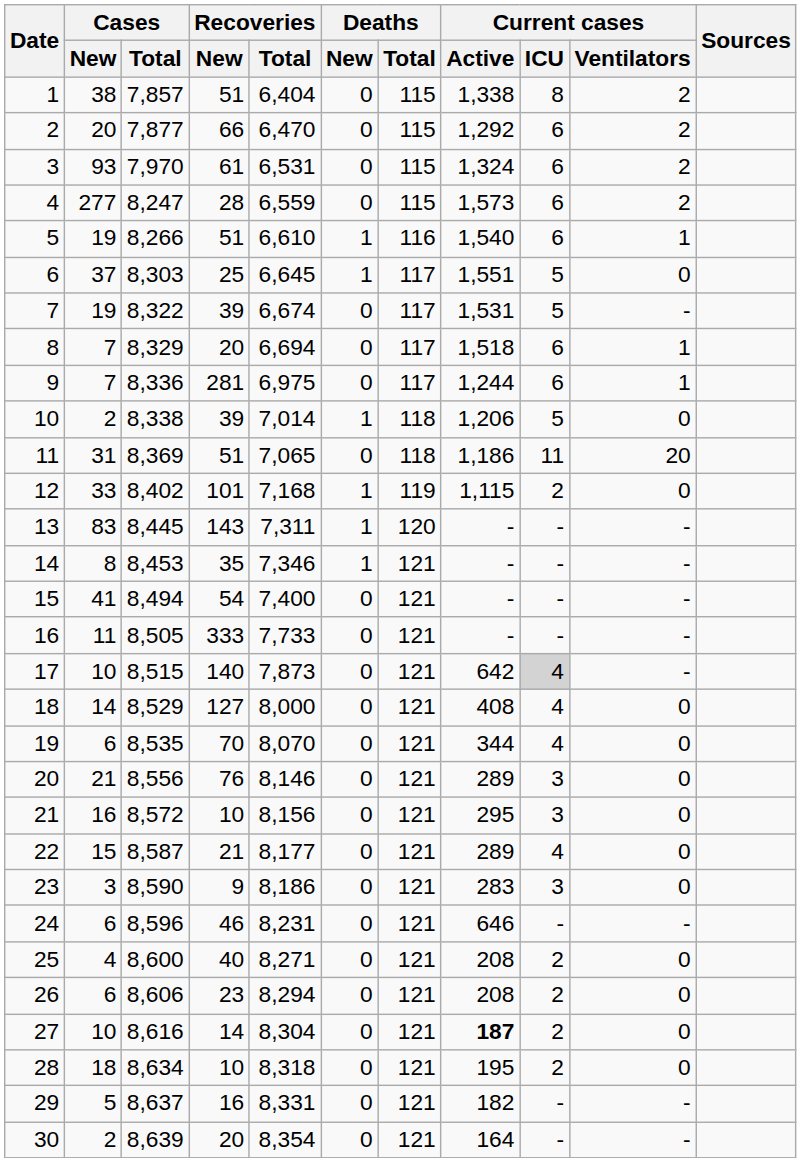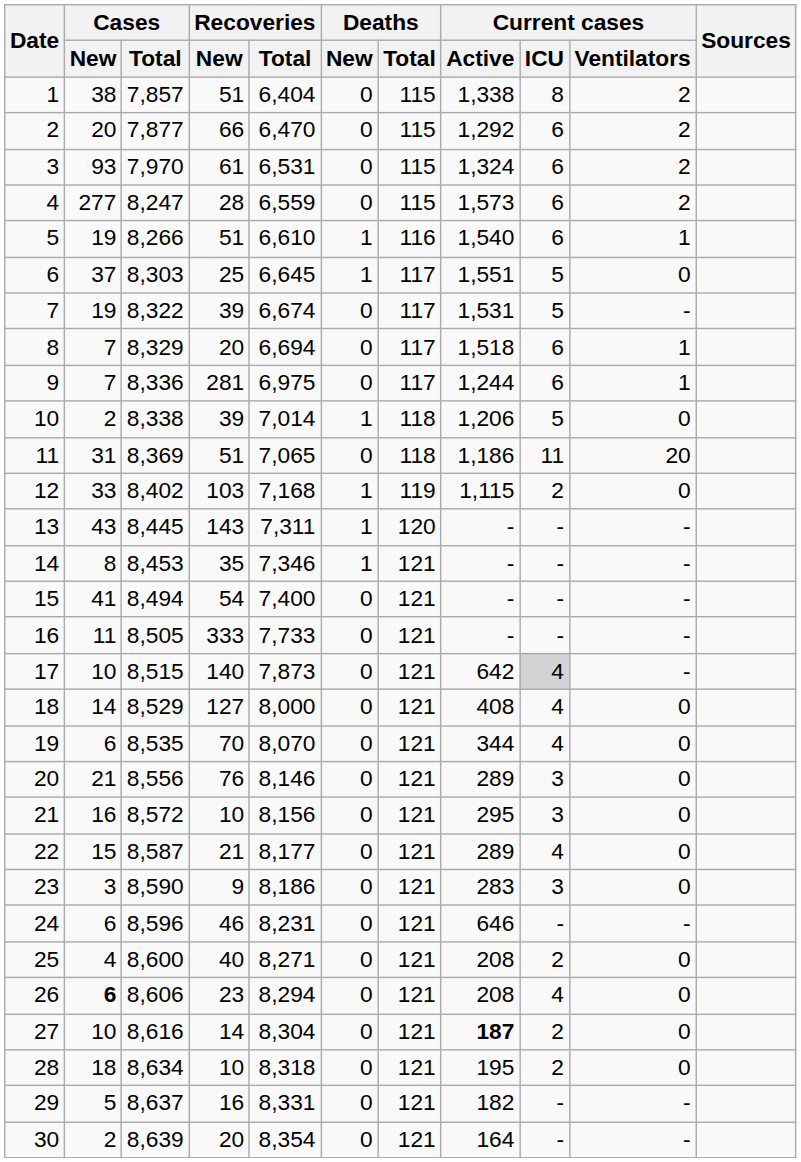(225, 490) 101 -> (225, 490) 103
(104, 526) 83 -> (104, 526) 43
(110, 995) normal -> (110, 995) bold
(558, 995) 2 -> (558, 995) 4
